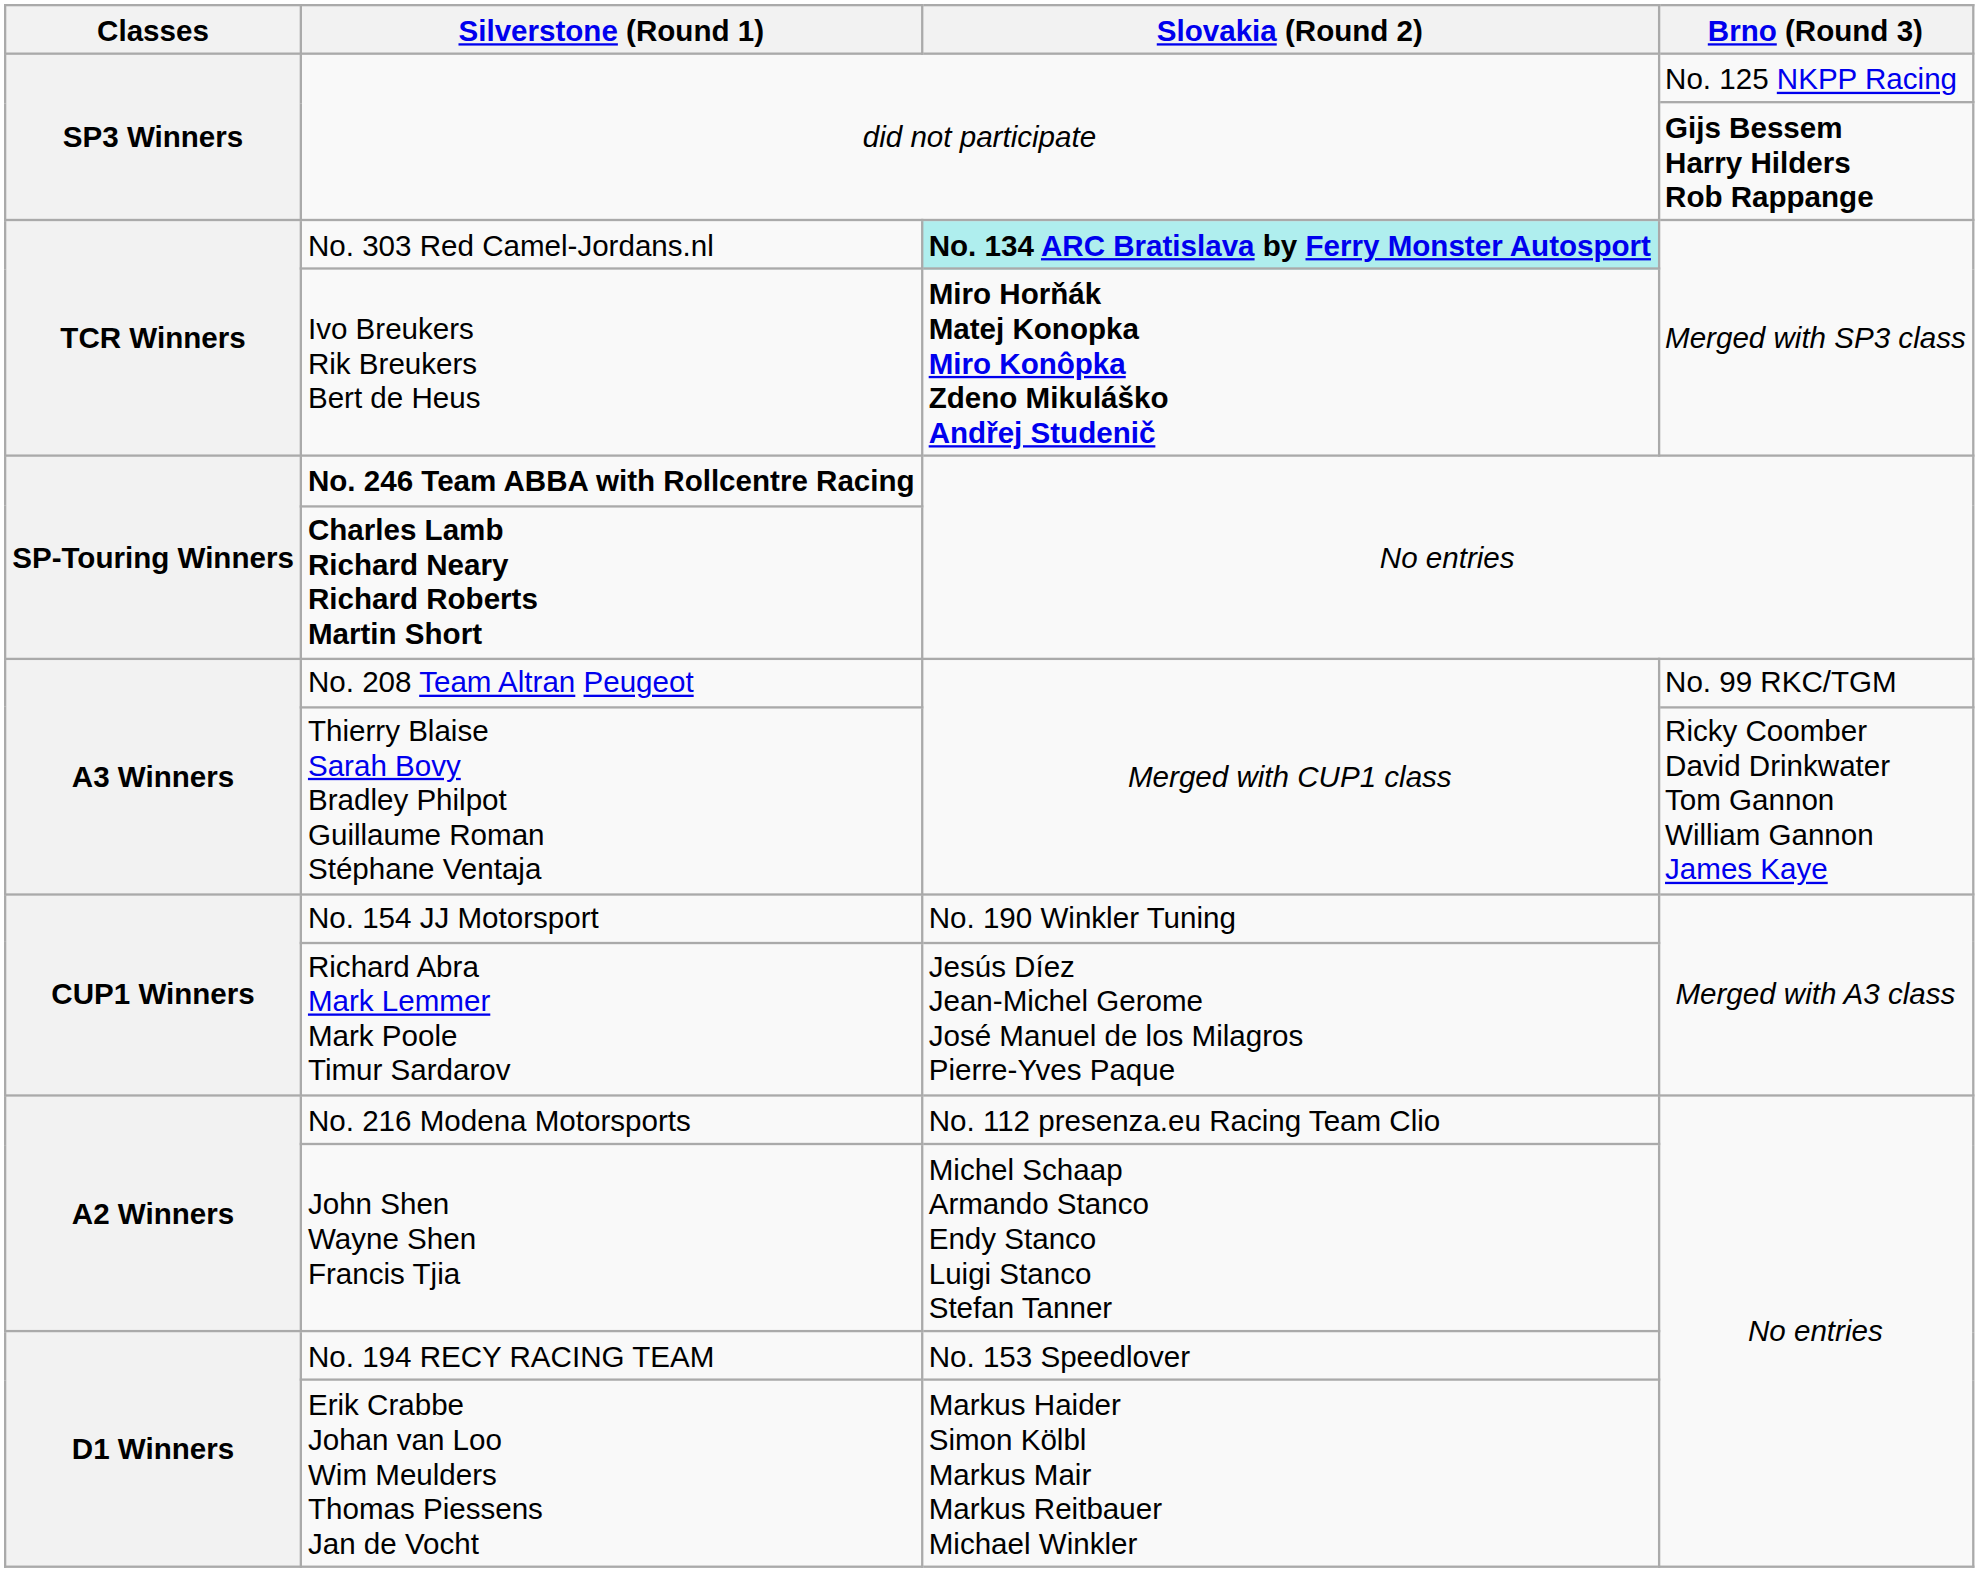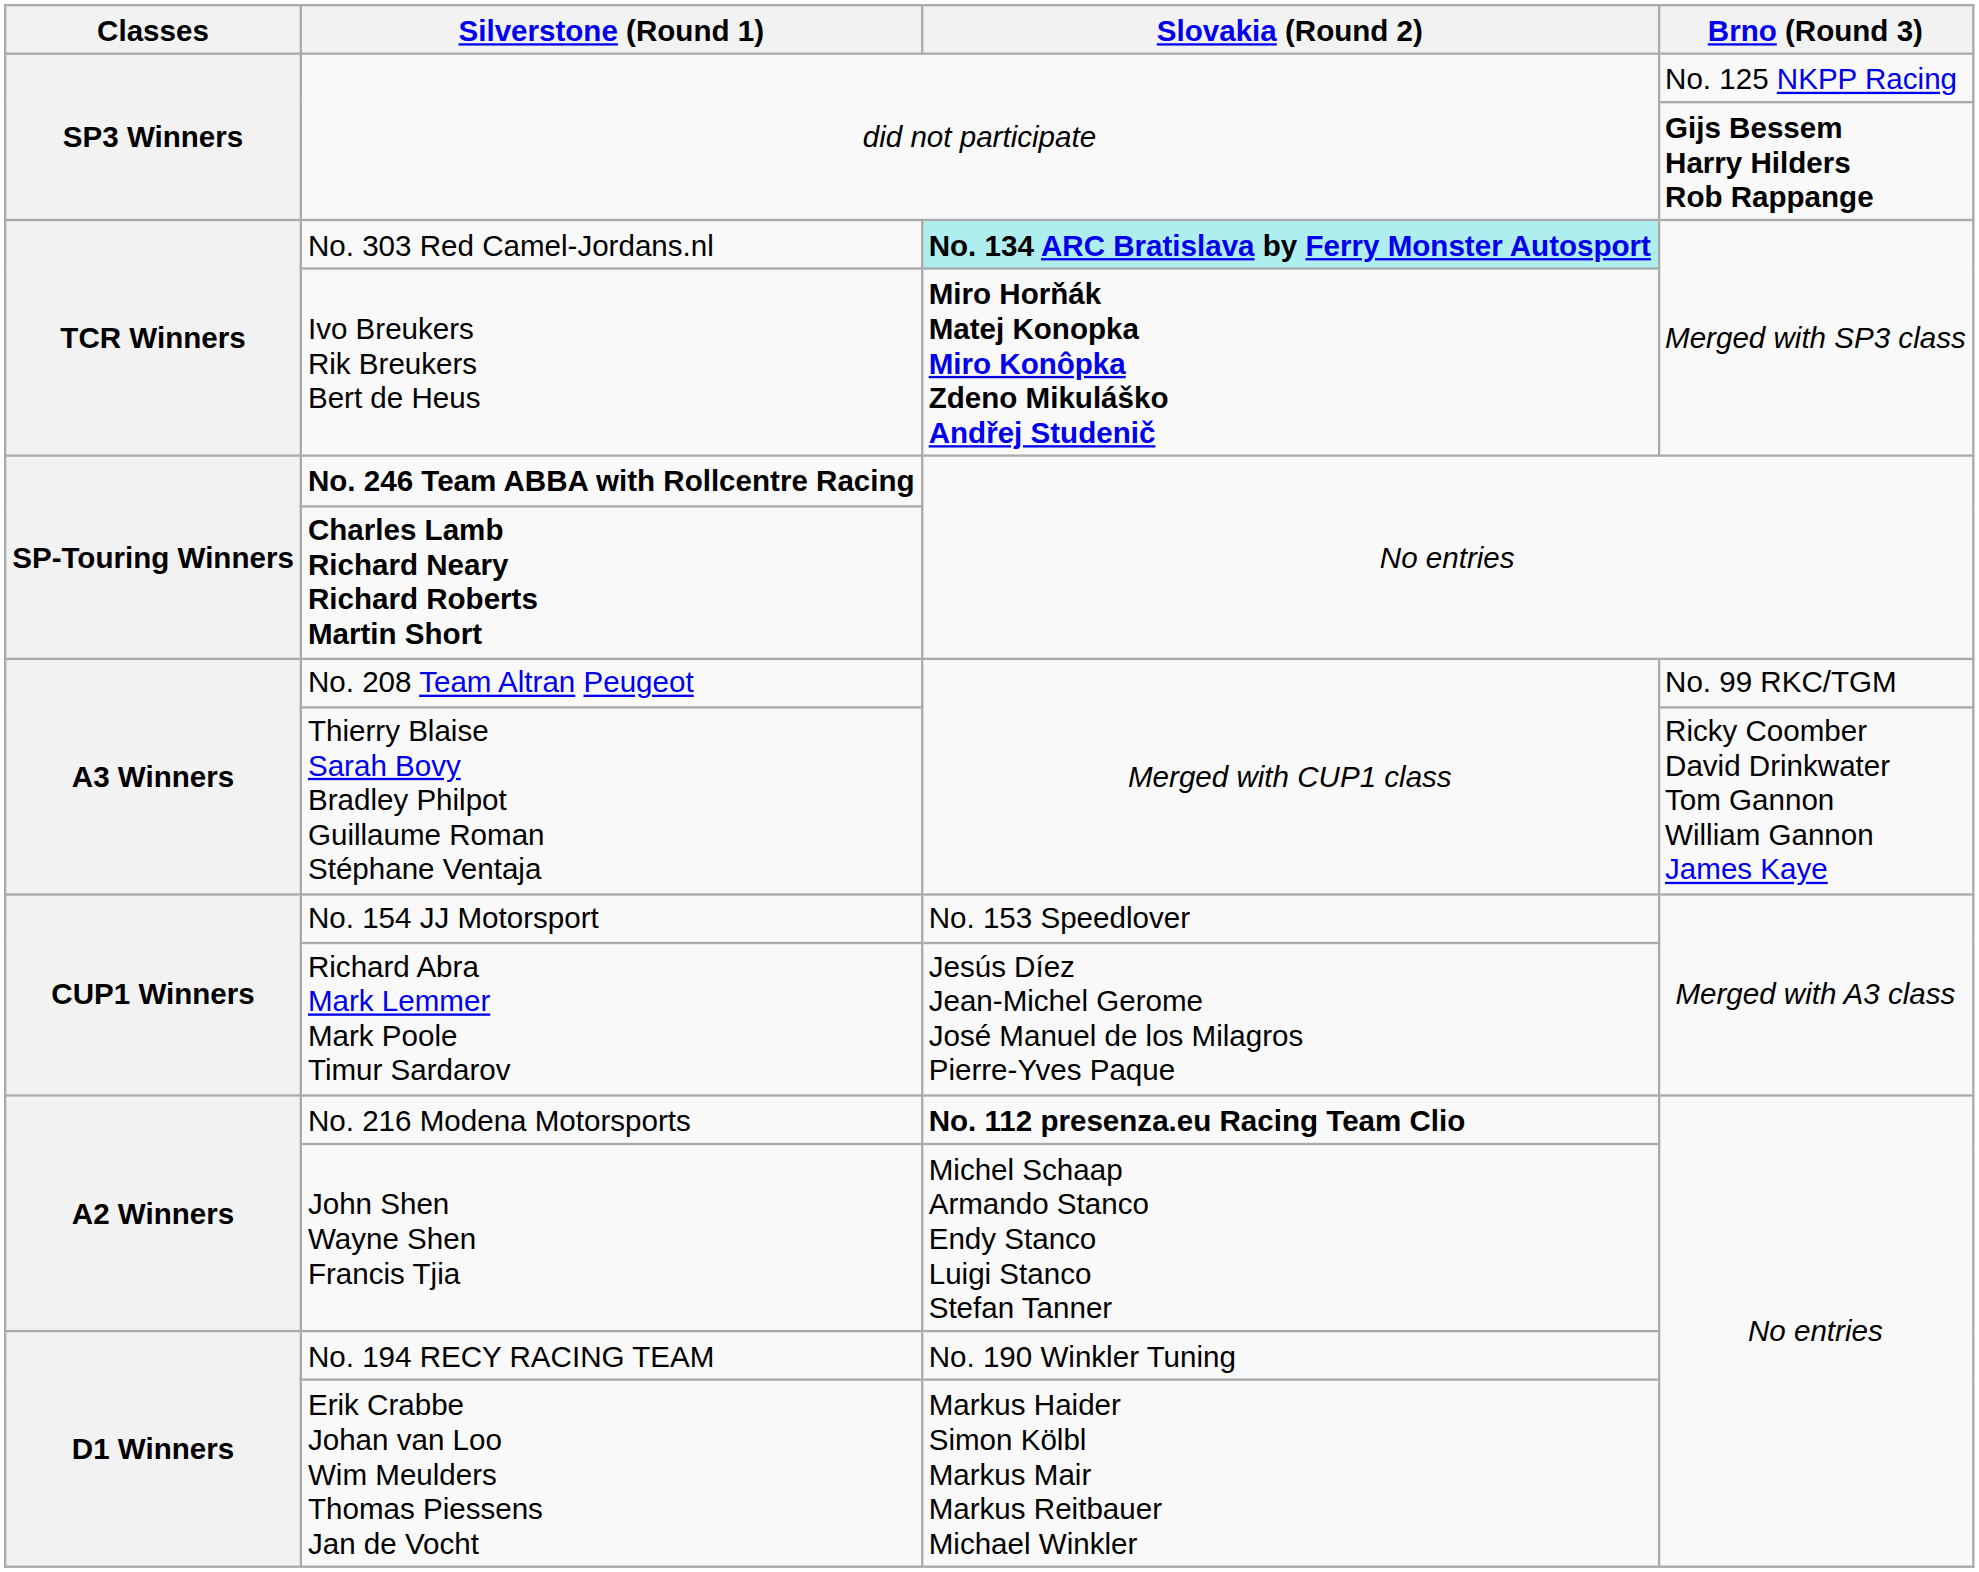(1082, 918) No. 190 Winkler Tuning -> (1059, 918) No. 153 Speedlover
(1184, 1120) normal -> (1197, 1120) bold
(1059, 1356) No. 153 Speedlover -> (1082, 1356) No. 190 Winkler Tuning
